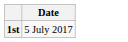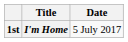+ column: (46, 12)
